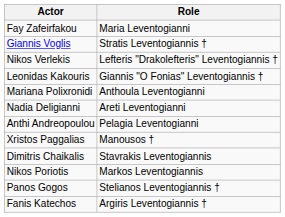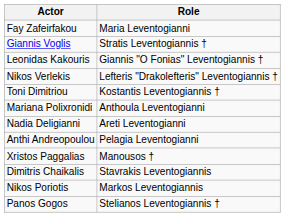rows swapped: (38, 60) <-> (48, 76)
+ row: (37, 92)
- row: (41, 204)
